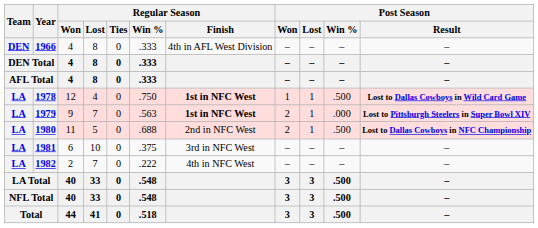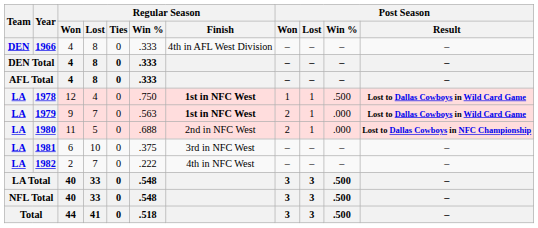(447, 114) Lost to Pittsburgh Steelers in Super Bowl XIV -> (447, 114) Lost to Dallas Cowboys in Wild Card Game
(342, 130) .500 -> (342, 130) .000
